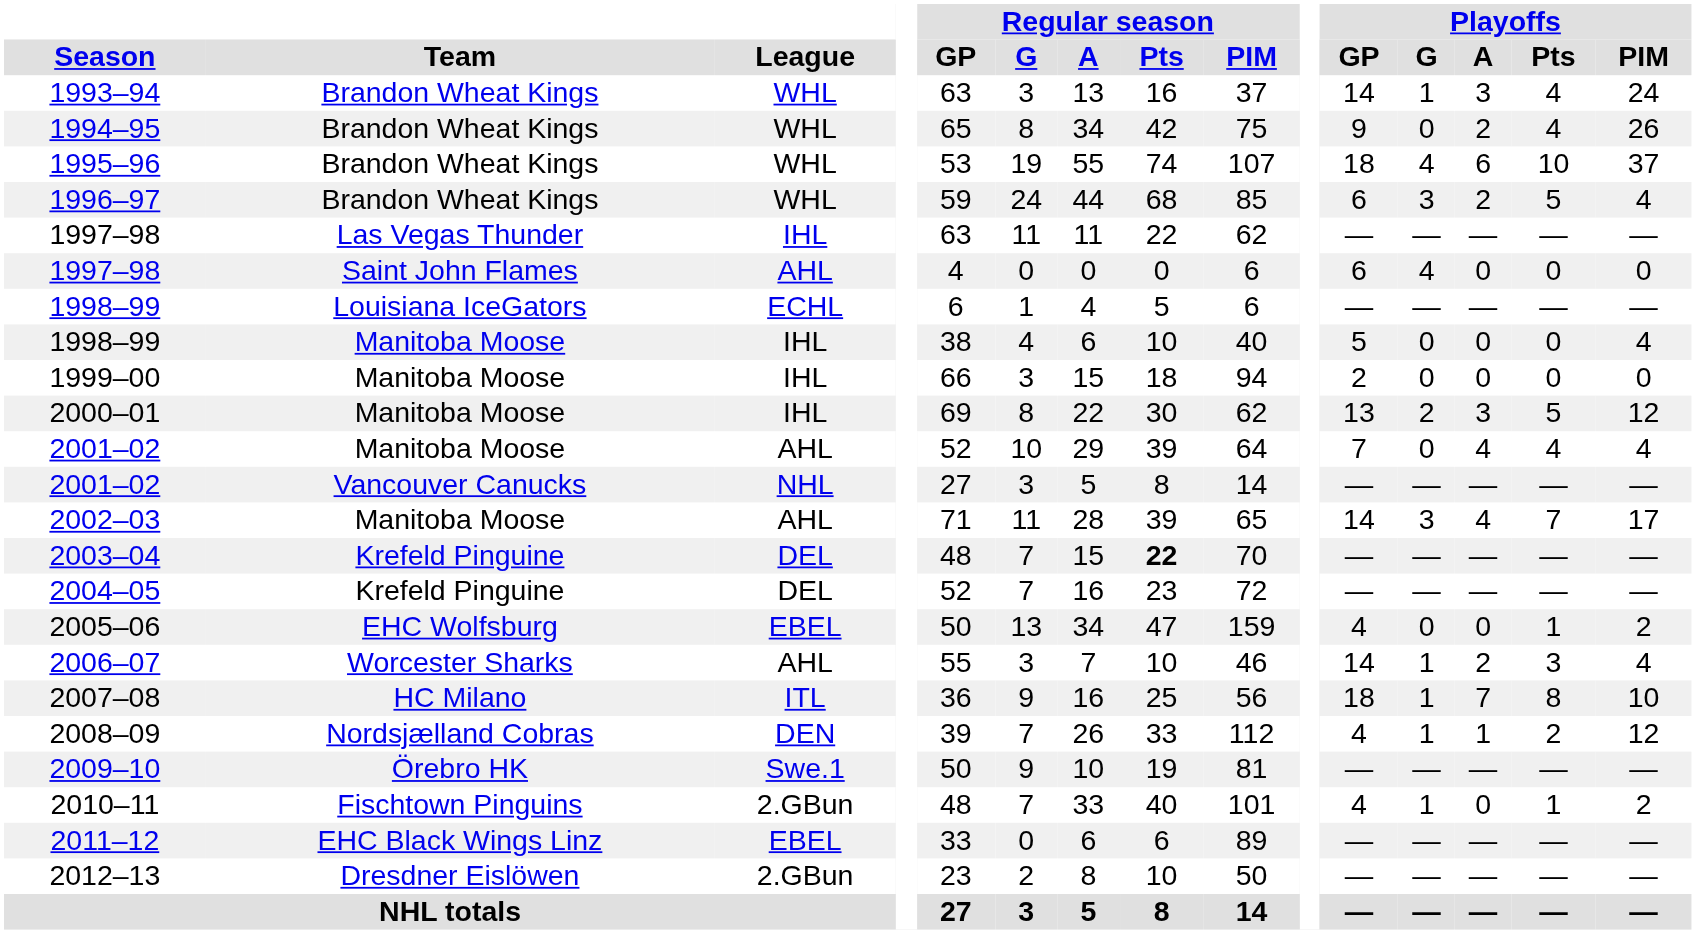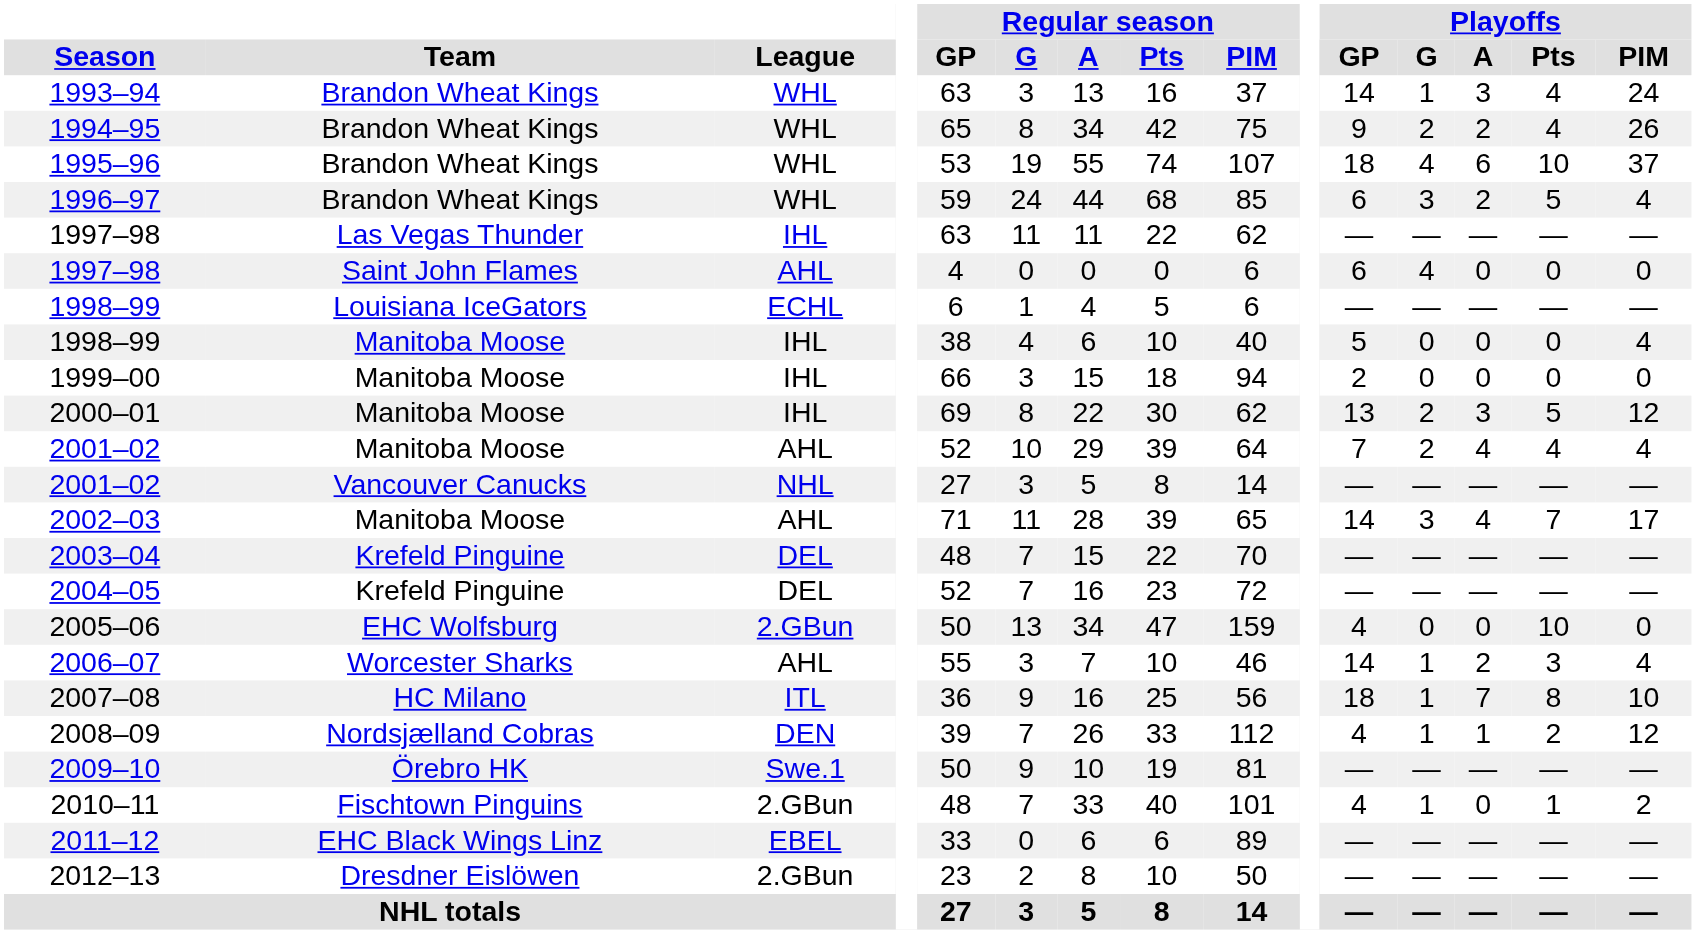(1427, 128) 0 -> (1427, 128) 2
(1427, 448) 0 -> (1427, 448) 2
(1162, 555) bold -> (1162, 555) normal
(805, 626) EBEL -> (805, 626) 2.GBun
(1553, 626) 1 -> (1554, 626) 10
(1644, 626) 2 -> (1644, 626) 0
